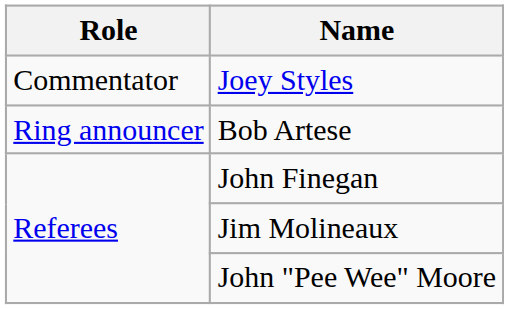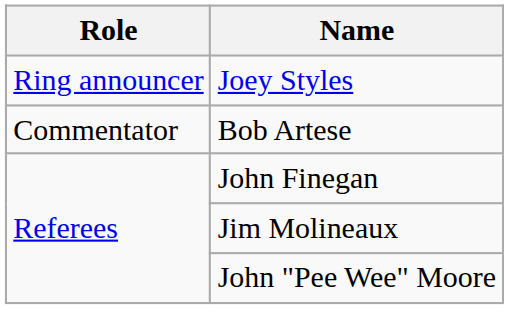(96, 79) Commentator -> (108, 79) Ring announcer
(108, 128) Ring announcer -> (96, 128) Commentator
